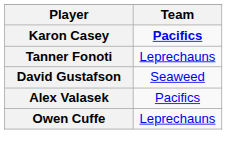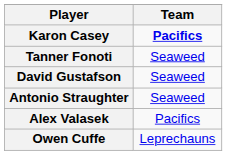(177, 56) Leprechauns -> (177, 56) Seaweed
+ row: (69, 98)
